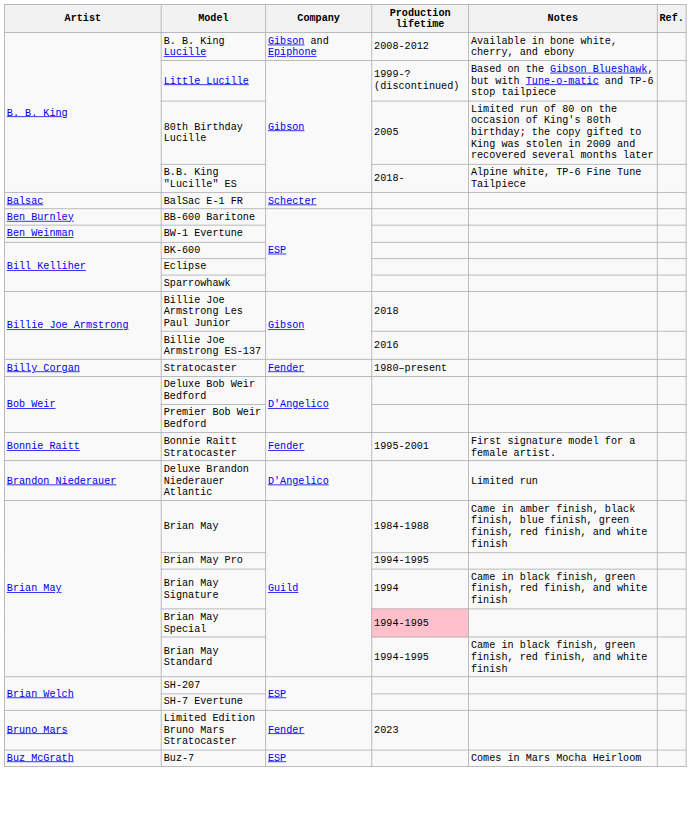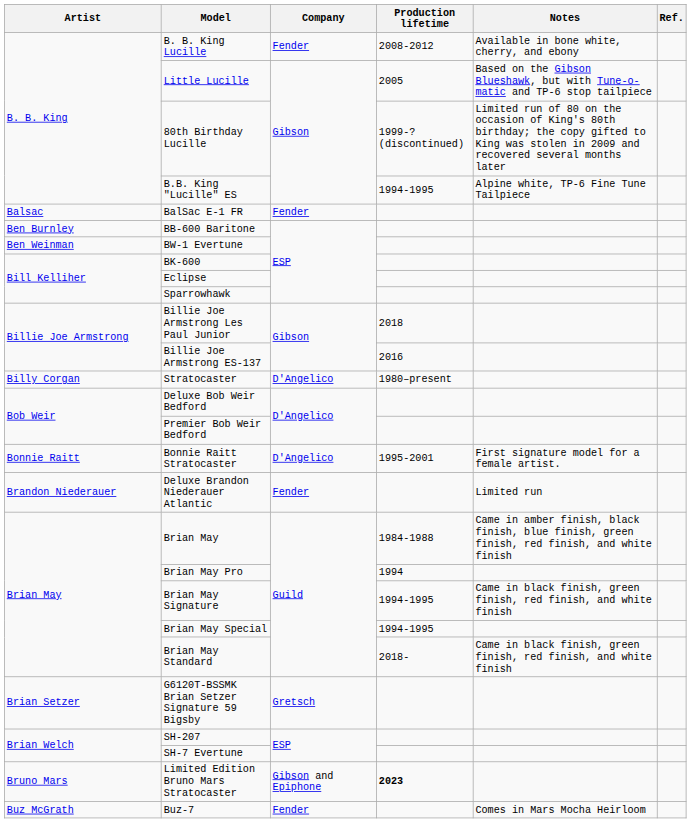(298, 47) Gibson and Epiphone -> (291, 47) Fender
(417, 81) 1999-? (discontinued) -> (391, 81) 2005
(386, 132) 2005 -> (421, 138) 1999-? (discontinued)
(389, 178) 2018- -> (406, 190) 1994-1995
(292, 201) Schecter -> (291, 212) Fender
(286, 368) Fender -> (303, 380) D'Angelico
(286, 447) Fender -> (303, 458) D'Angelico
(298, 481) D'Angelico -> (291, 492) Fender
(402, 561) 1994-1995 -> (391, 572) 1994
(386, 589) 1994 -> (406, 601) 1994-1995
(402, 623) pink background -> (406, 629) no background
(402, 657) 1994-1995 -> (394, 657) 2018-
+ row: (200, 703)
(286, 730) Fender -> (303, 782) Gibson and Epiphone
(386, 730) normal -> (391, 782) bold
(277, 758) ESP -> (291, 810) Fender
